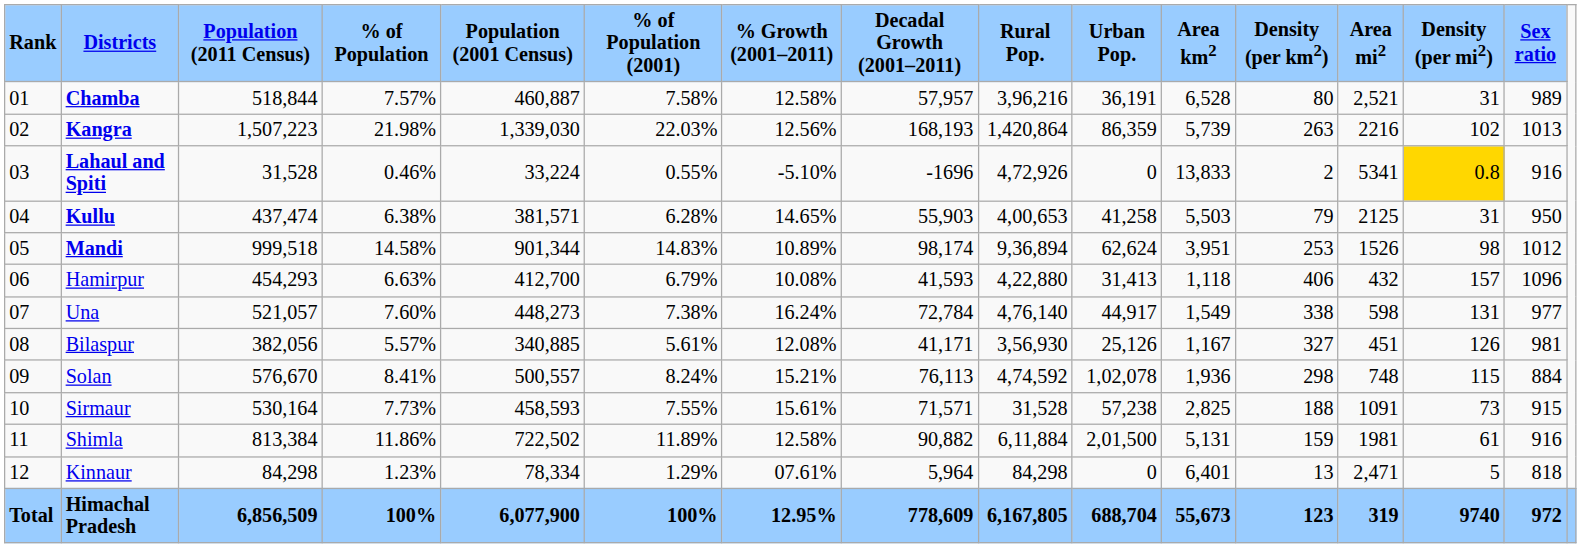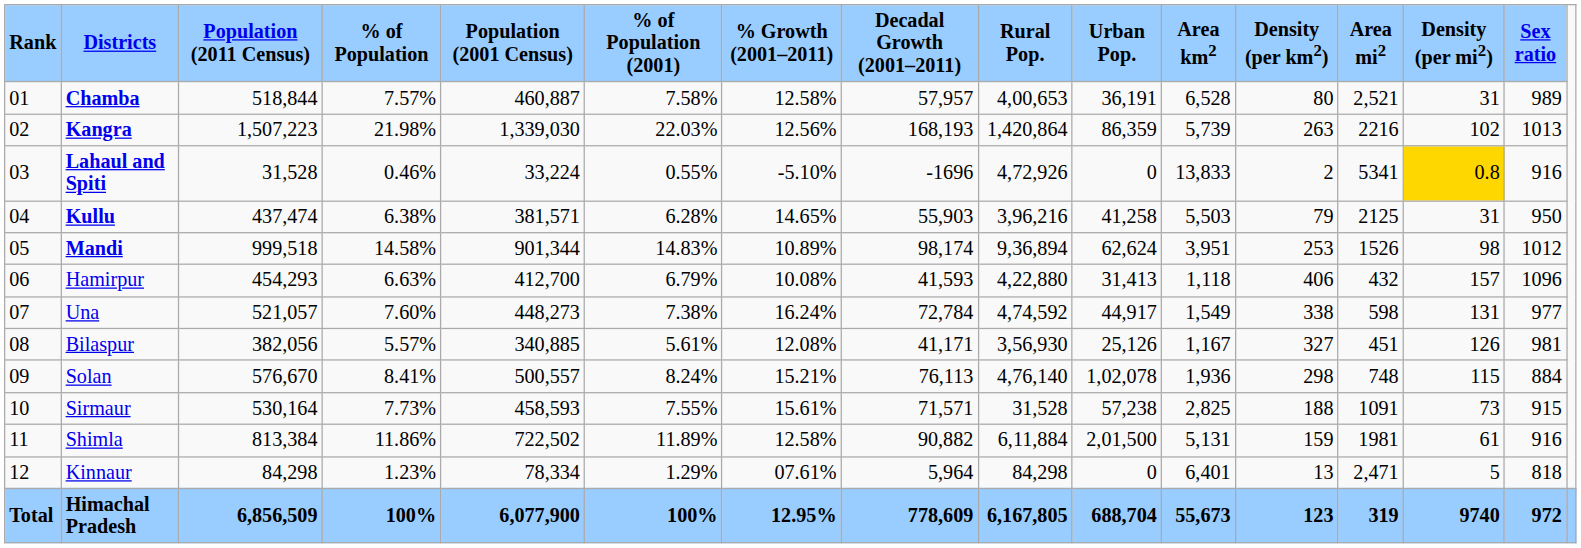(1032, 97) 3,96,216 -> (1032, 97) 4,00,653
(1032, 216) 4,00,653 -> (1032, 216) 3,96,216
(1032, 312) 4,76,140 -> (1032, 312) 4,74,592
(1032, 376) 4,74,592 -> (1032, 376) 4,76,140
